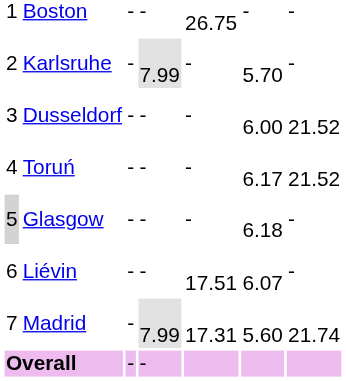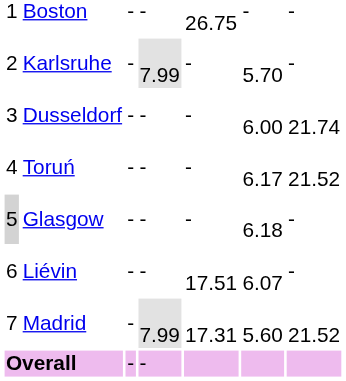(314, 126) 21.52 -> (314, 126) 21.74
(314, 334) 21.74 -> (314, 334) 21.52
